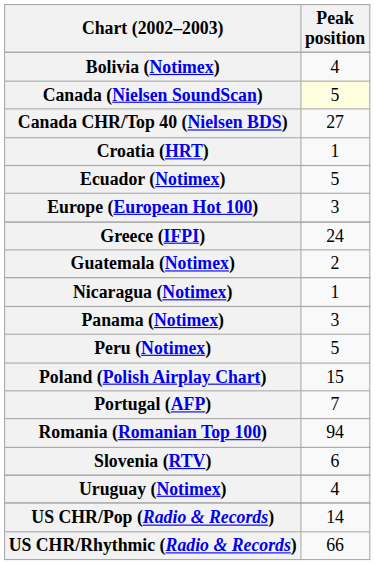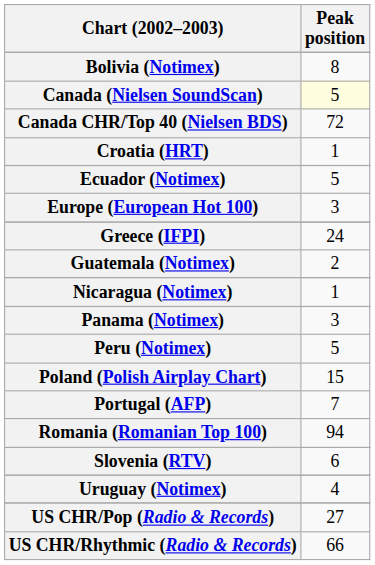(335, 66) 4 -> (335, 66) 8
(335, 123) 27 -> (335, 123) 72
(335, 517) 14 -> (335, 517) 27
